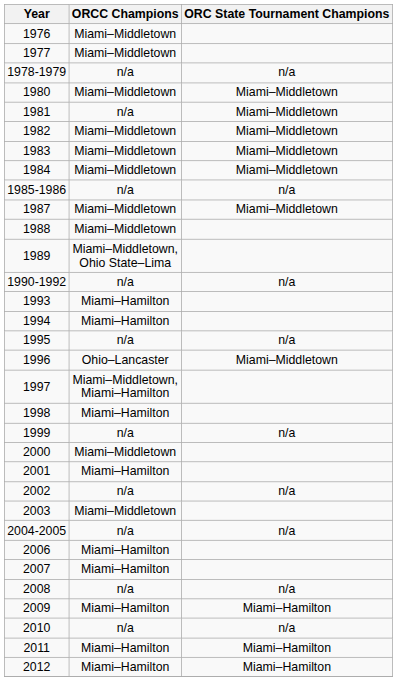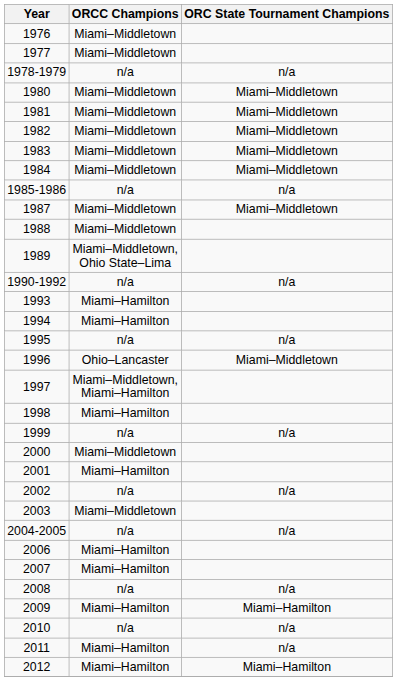(125, 111) n/a -> (125, 111) Miami–Middletown
(287, 647) Miami–Hamilton -> (287, 647) n/a
